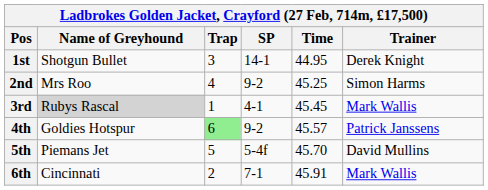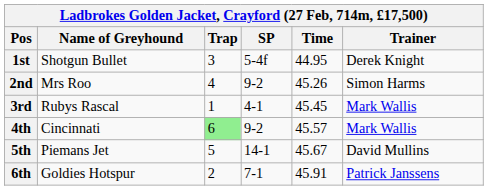(257, 60) 14-1 -> (256, 60) 5-4f
(311, 83) 45.25 -> (311, 83) 45.26
(80, 106) lightgrey background -> (80, 106) no background
(88, 128) Goldies Hotspur -> (71, 128) Cincinnati
(393, 128) Patrick Janssens -> (381, 128) Mark Wallis
(256, 151) 5-4f -> (257, 151) 14-1
(311, 151) 45.70 -> (311, 151) 45.67
(71, 173) Cincinnati -> (88, 173) Goldies Hotspur
(381, 173) Mark Wallis -> (393, 173) Patrick Janssens
